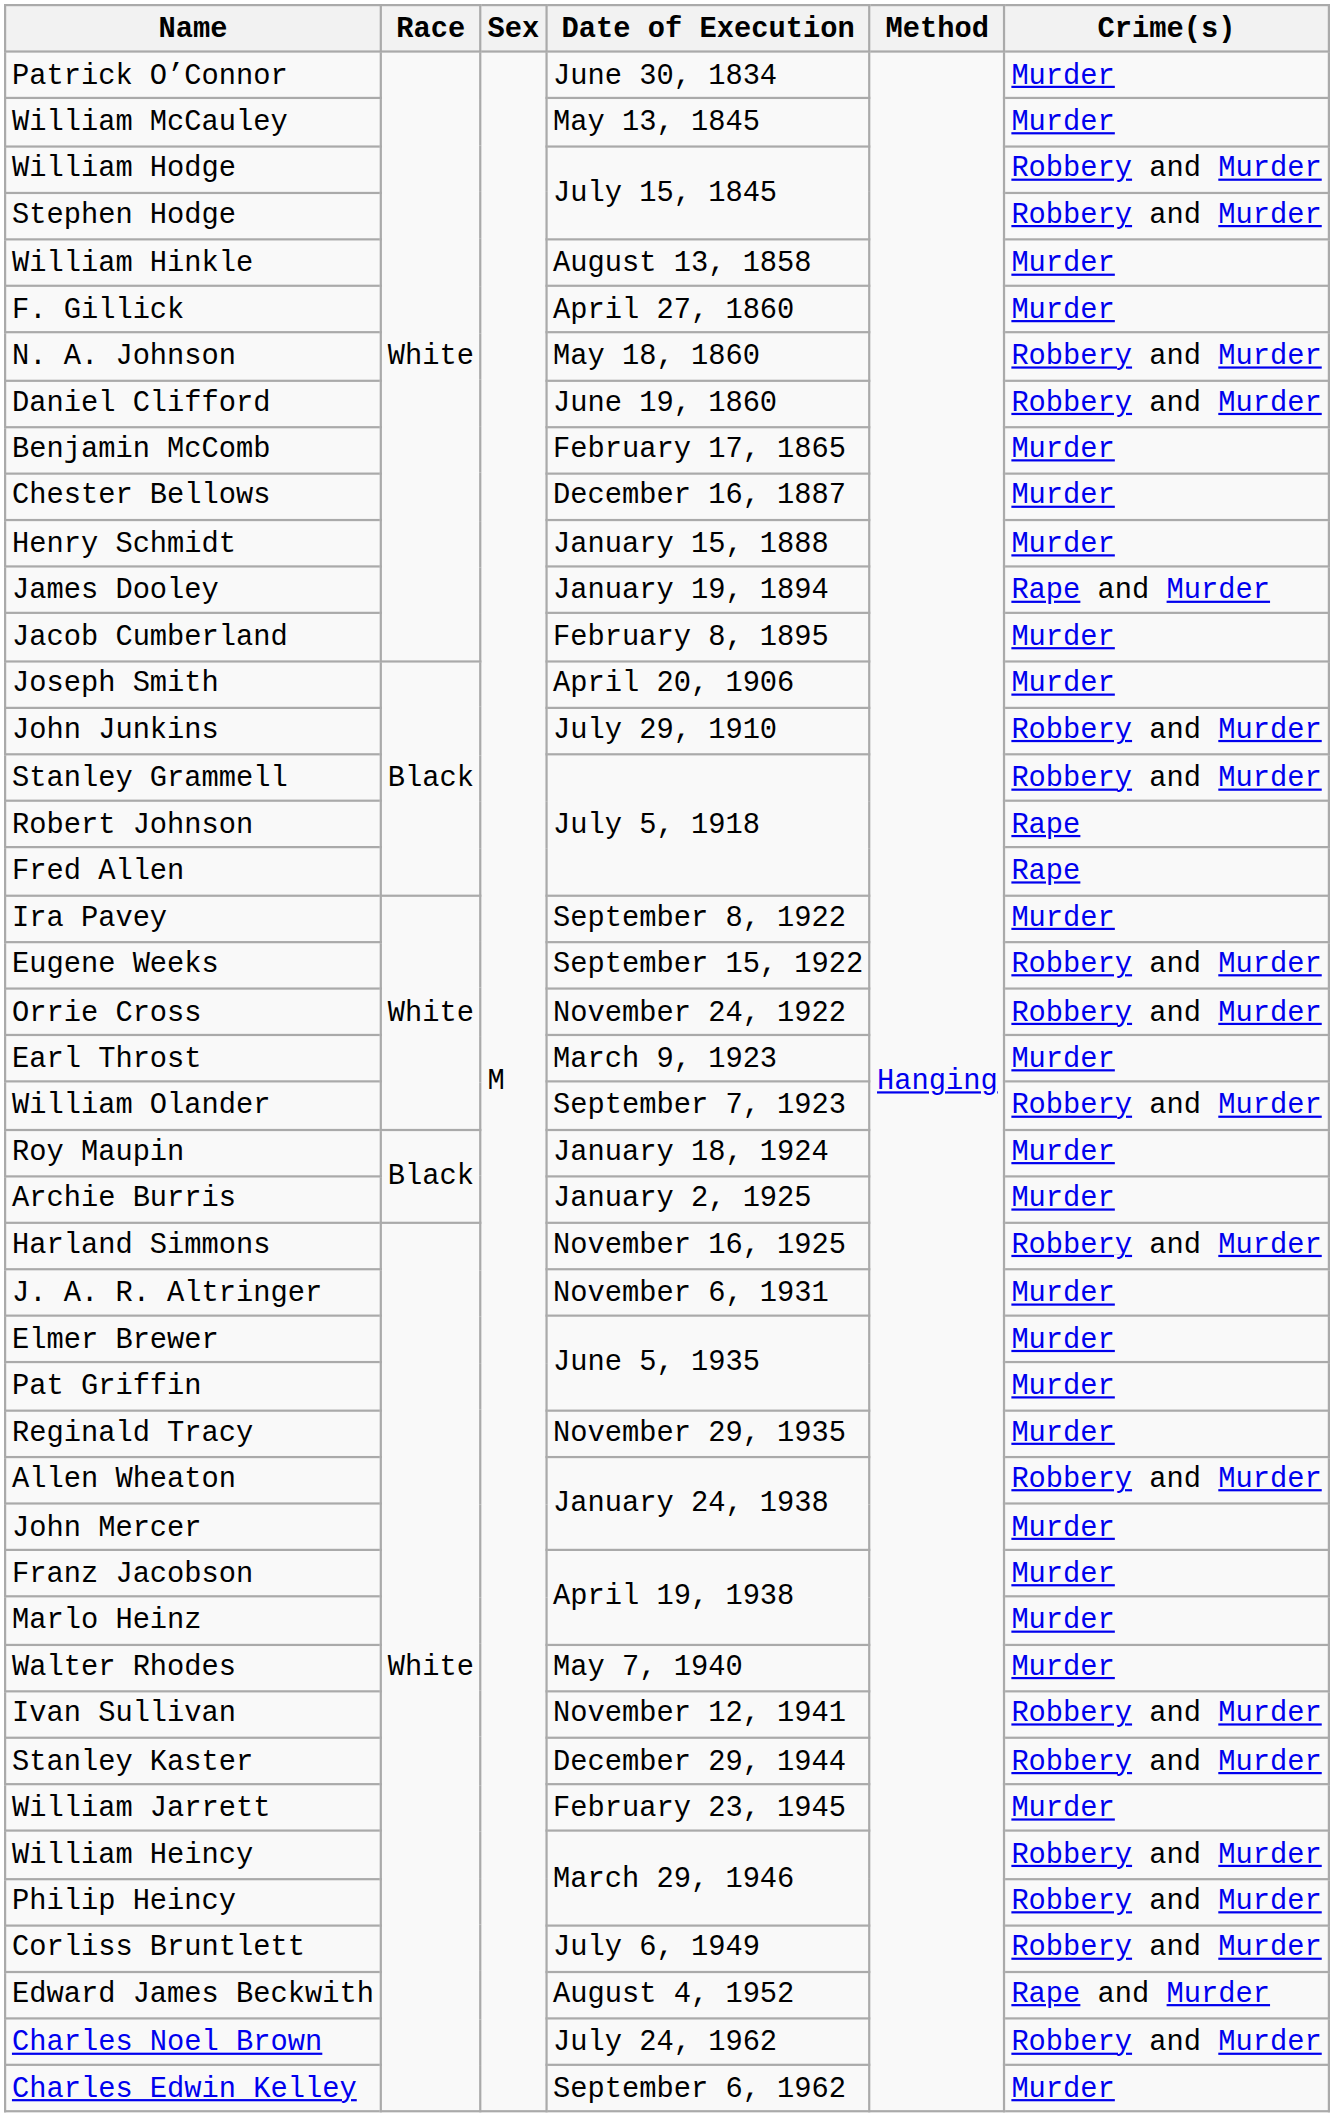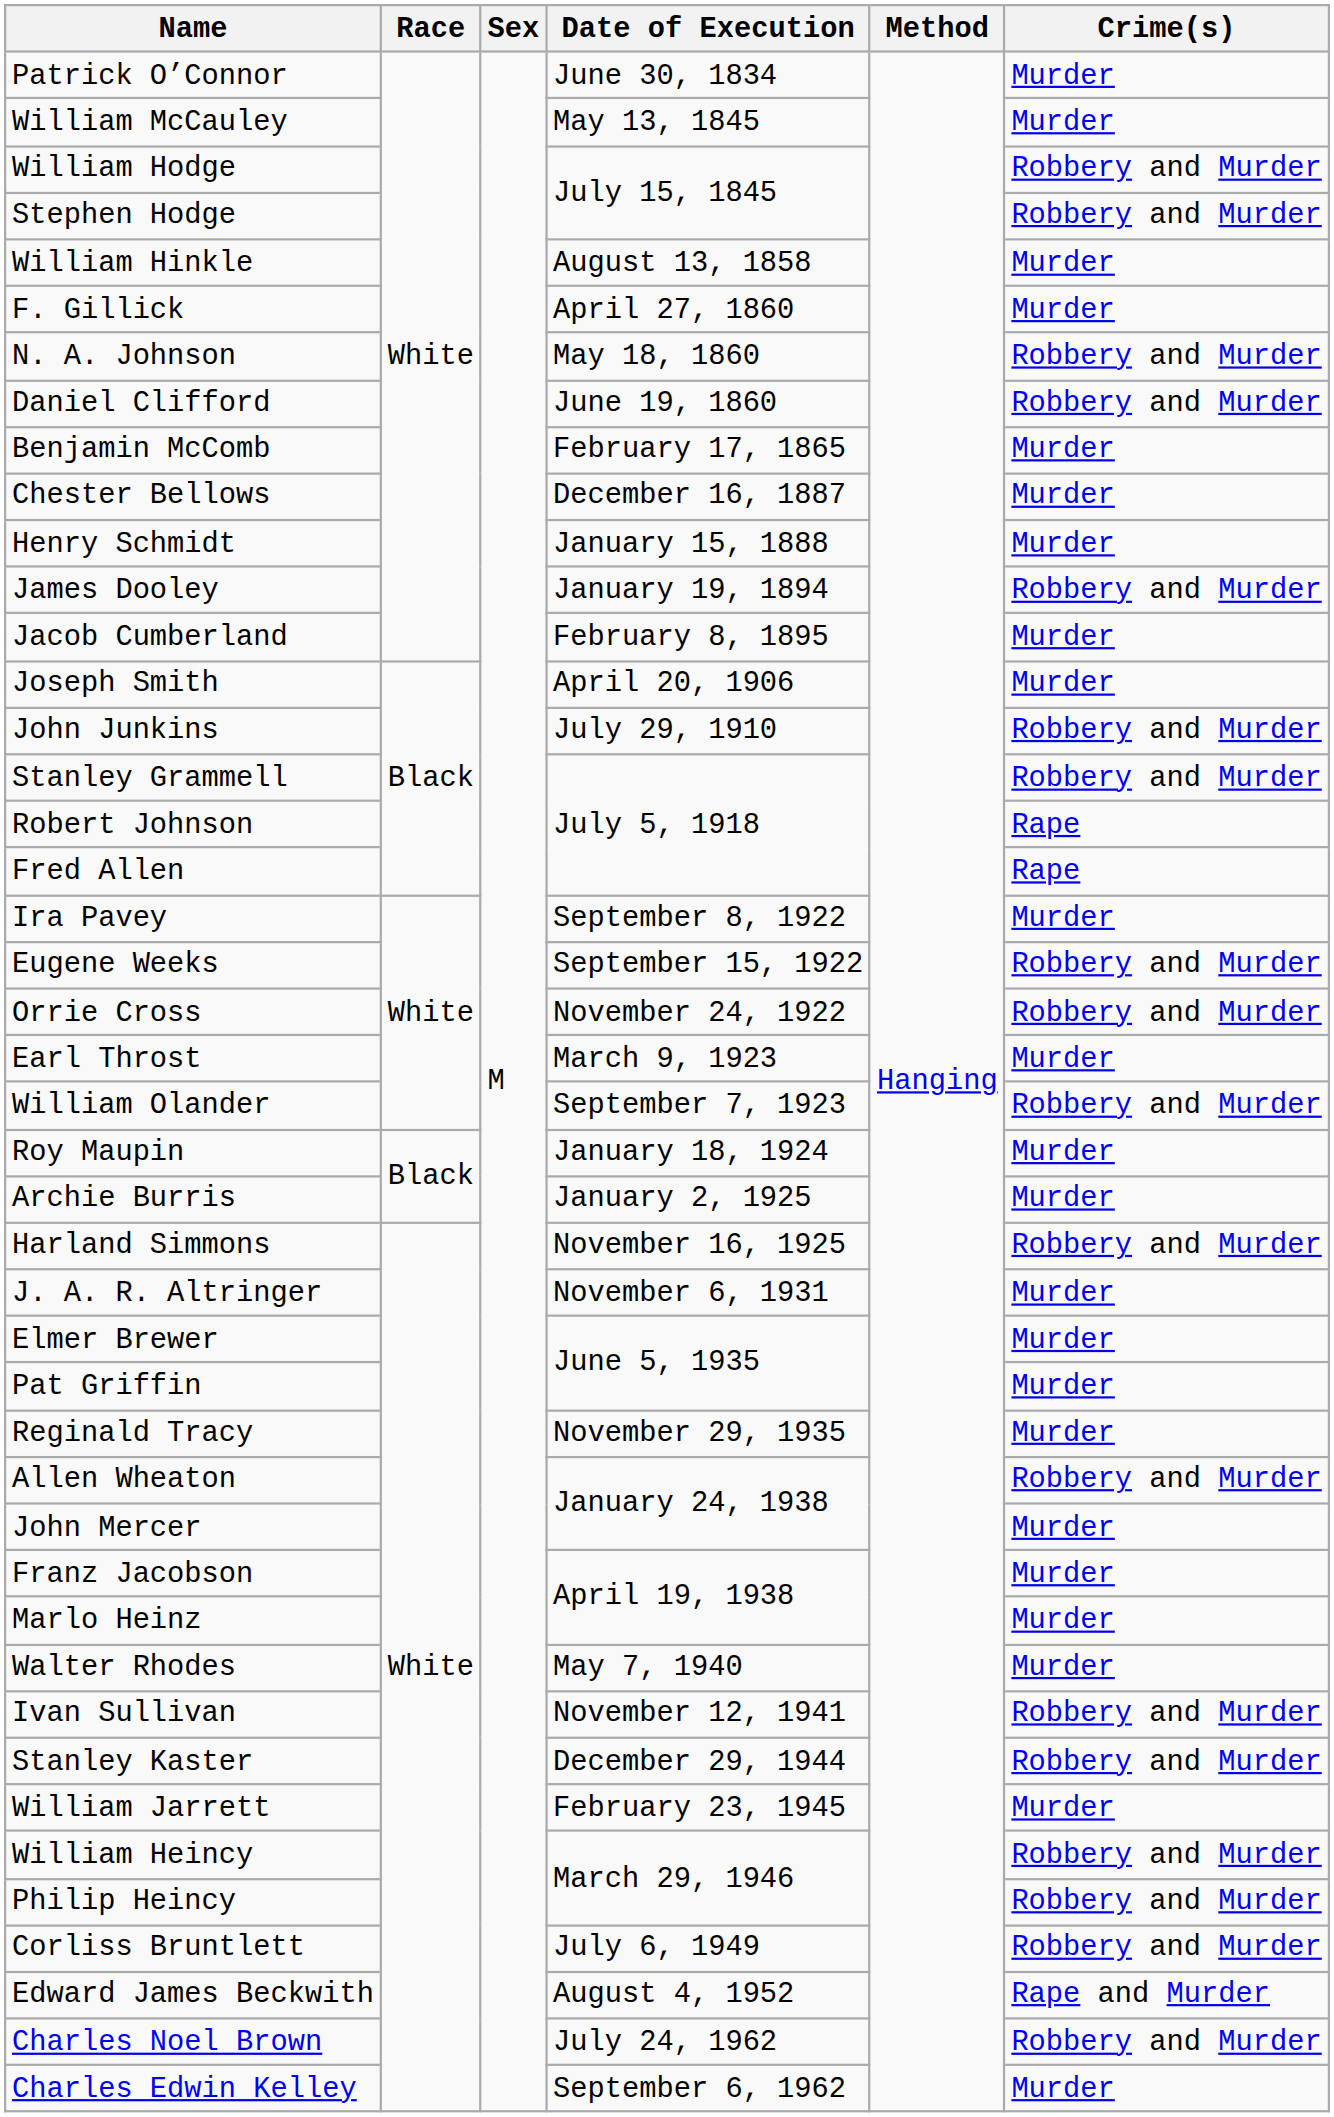(1141, 590) Rape and Murder -> (1167, 590) Robbery and Murder
